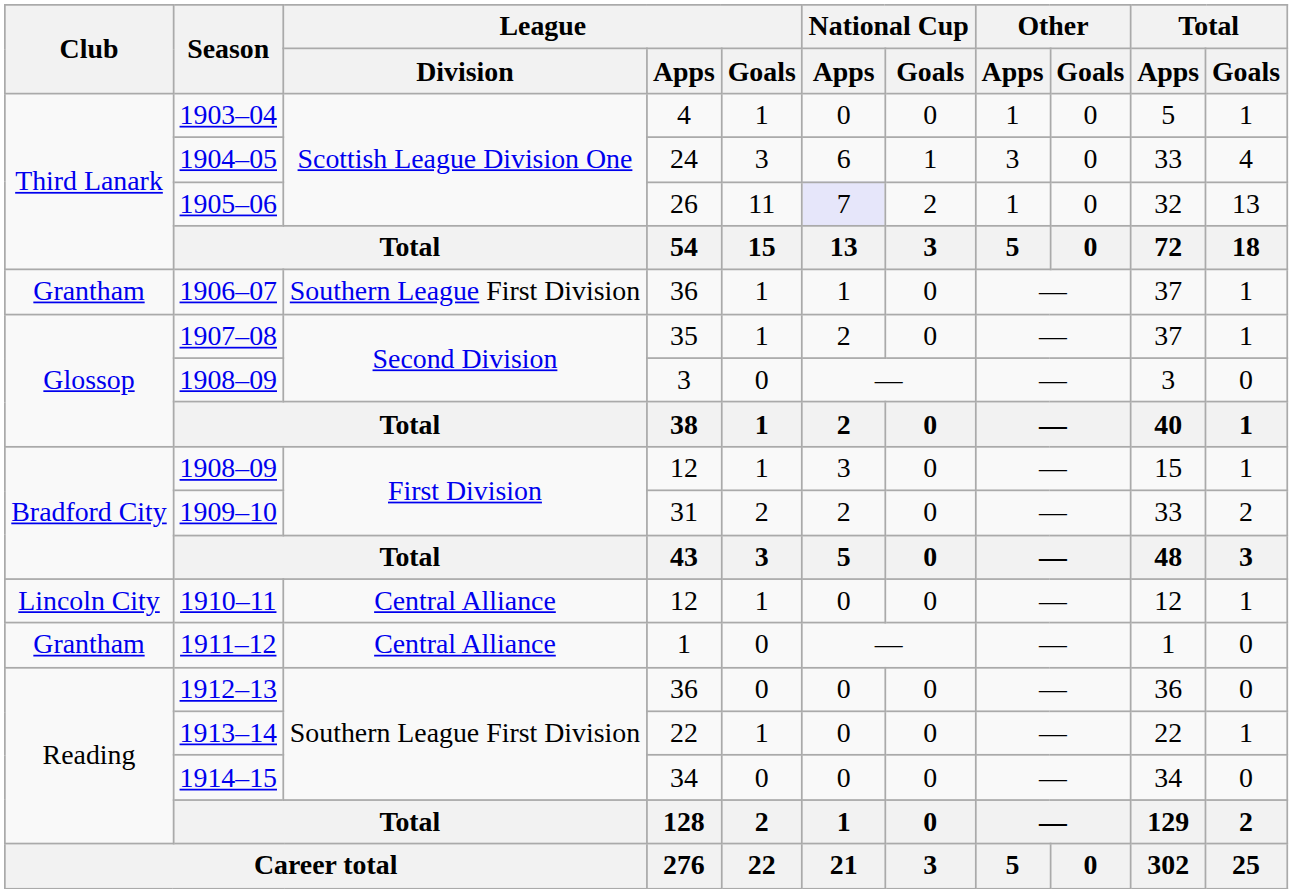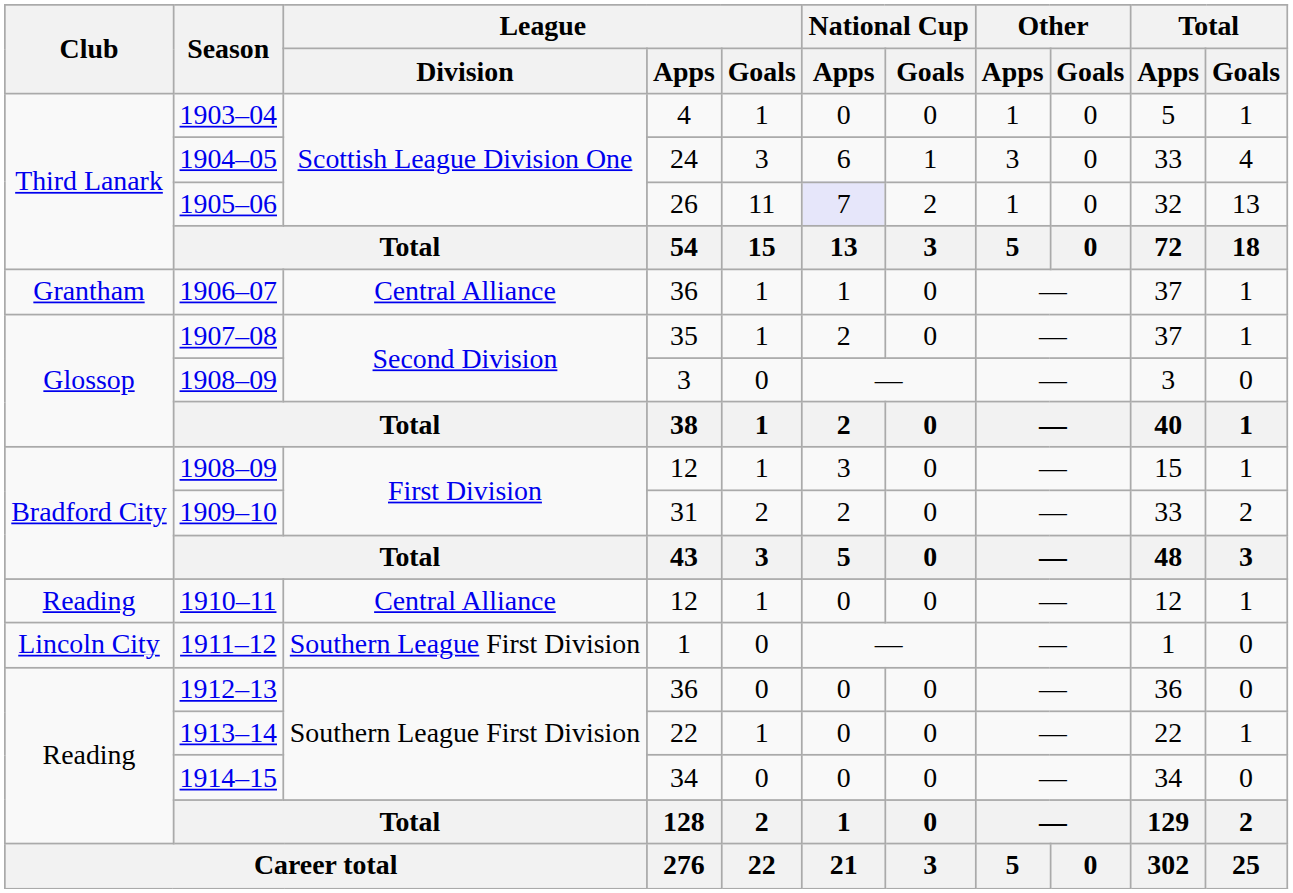(465, 291) Southern League First Division -> (465, 291) Central Alliance
(89, 600) Lincoln City -> (89, 600) Reading
(89, 644) Grantham -> (89, 644) Lincoln City
(465, 644) Central Alliance -> (465, 644) Southern League First Division
